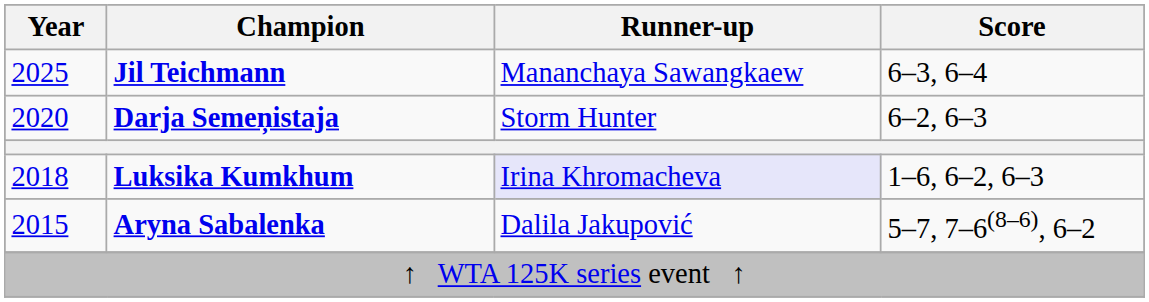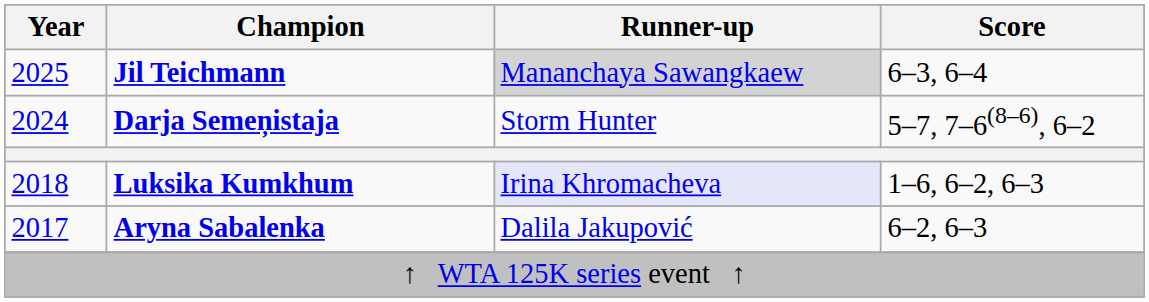(652, 72) no background -> (652, 72) lightgrey background
(40, 117) 2020 -> (40, 121) 2024
(937, 117) 6–2, 6–3 -> (991, 121) 5–7, 7–6(8–6), 6–2
(40, 224) 2015 -> (40, 228) 2017
(991, 224) 5–7, 7–6(8–6), 6–2 -> (937, 228) 6–2, 6–3
